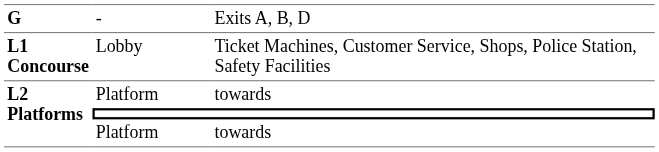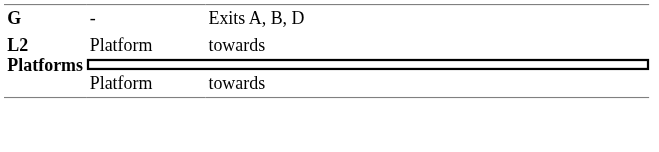- row: (119, 46)
